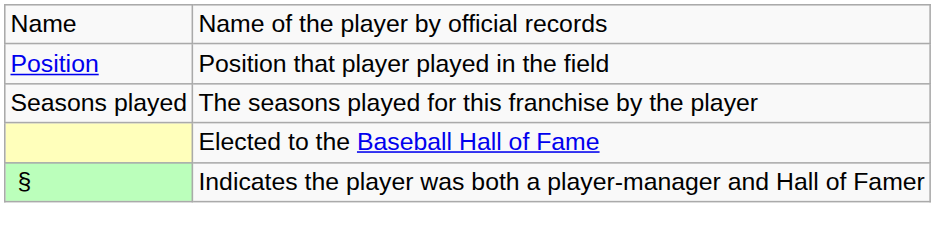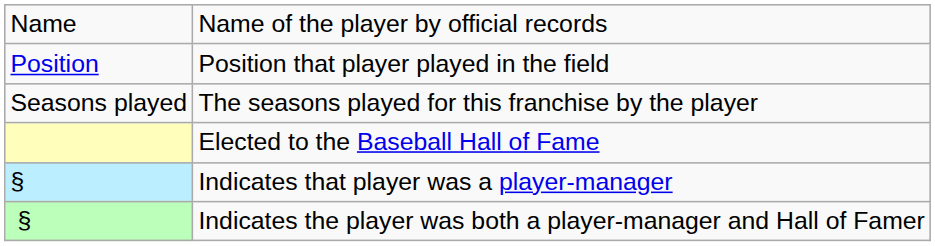+ row: (436, 181)
